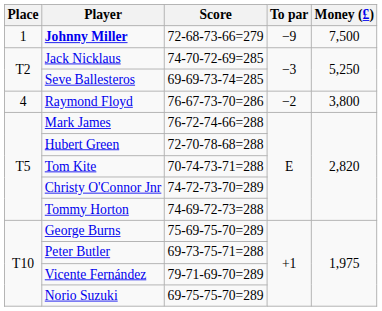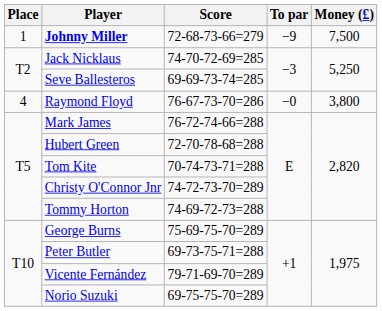(289, 101) −2 -> (289, 101) −0
